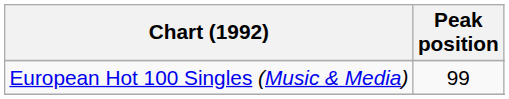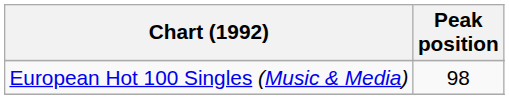(458, 77) 99 -> (458, 77) 98
